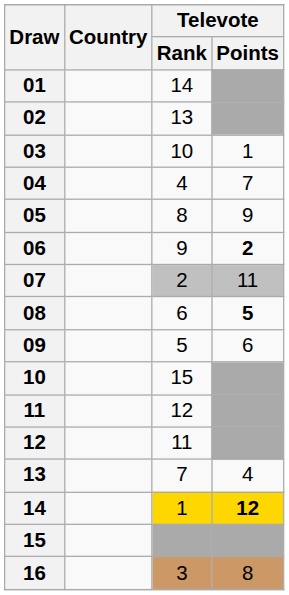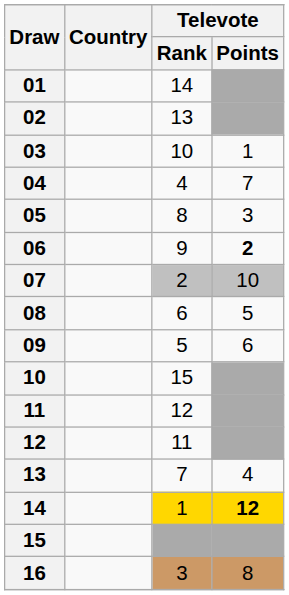(248, 215) 9 -> (248, 215) 3
(248, 280) 11 -> (248, 280) 10
(248, 313) bold -> (248, 313) normal
